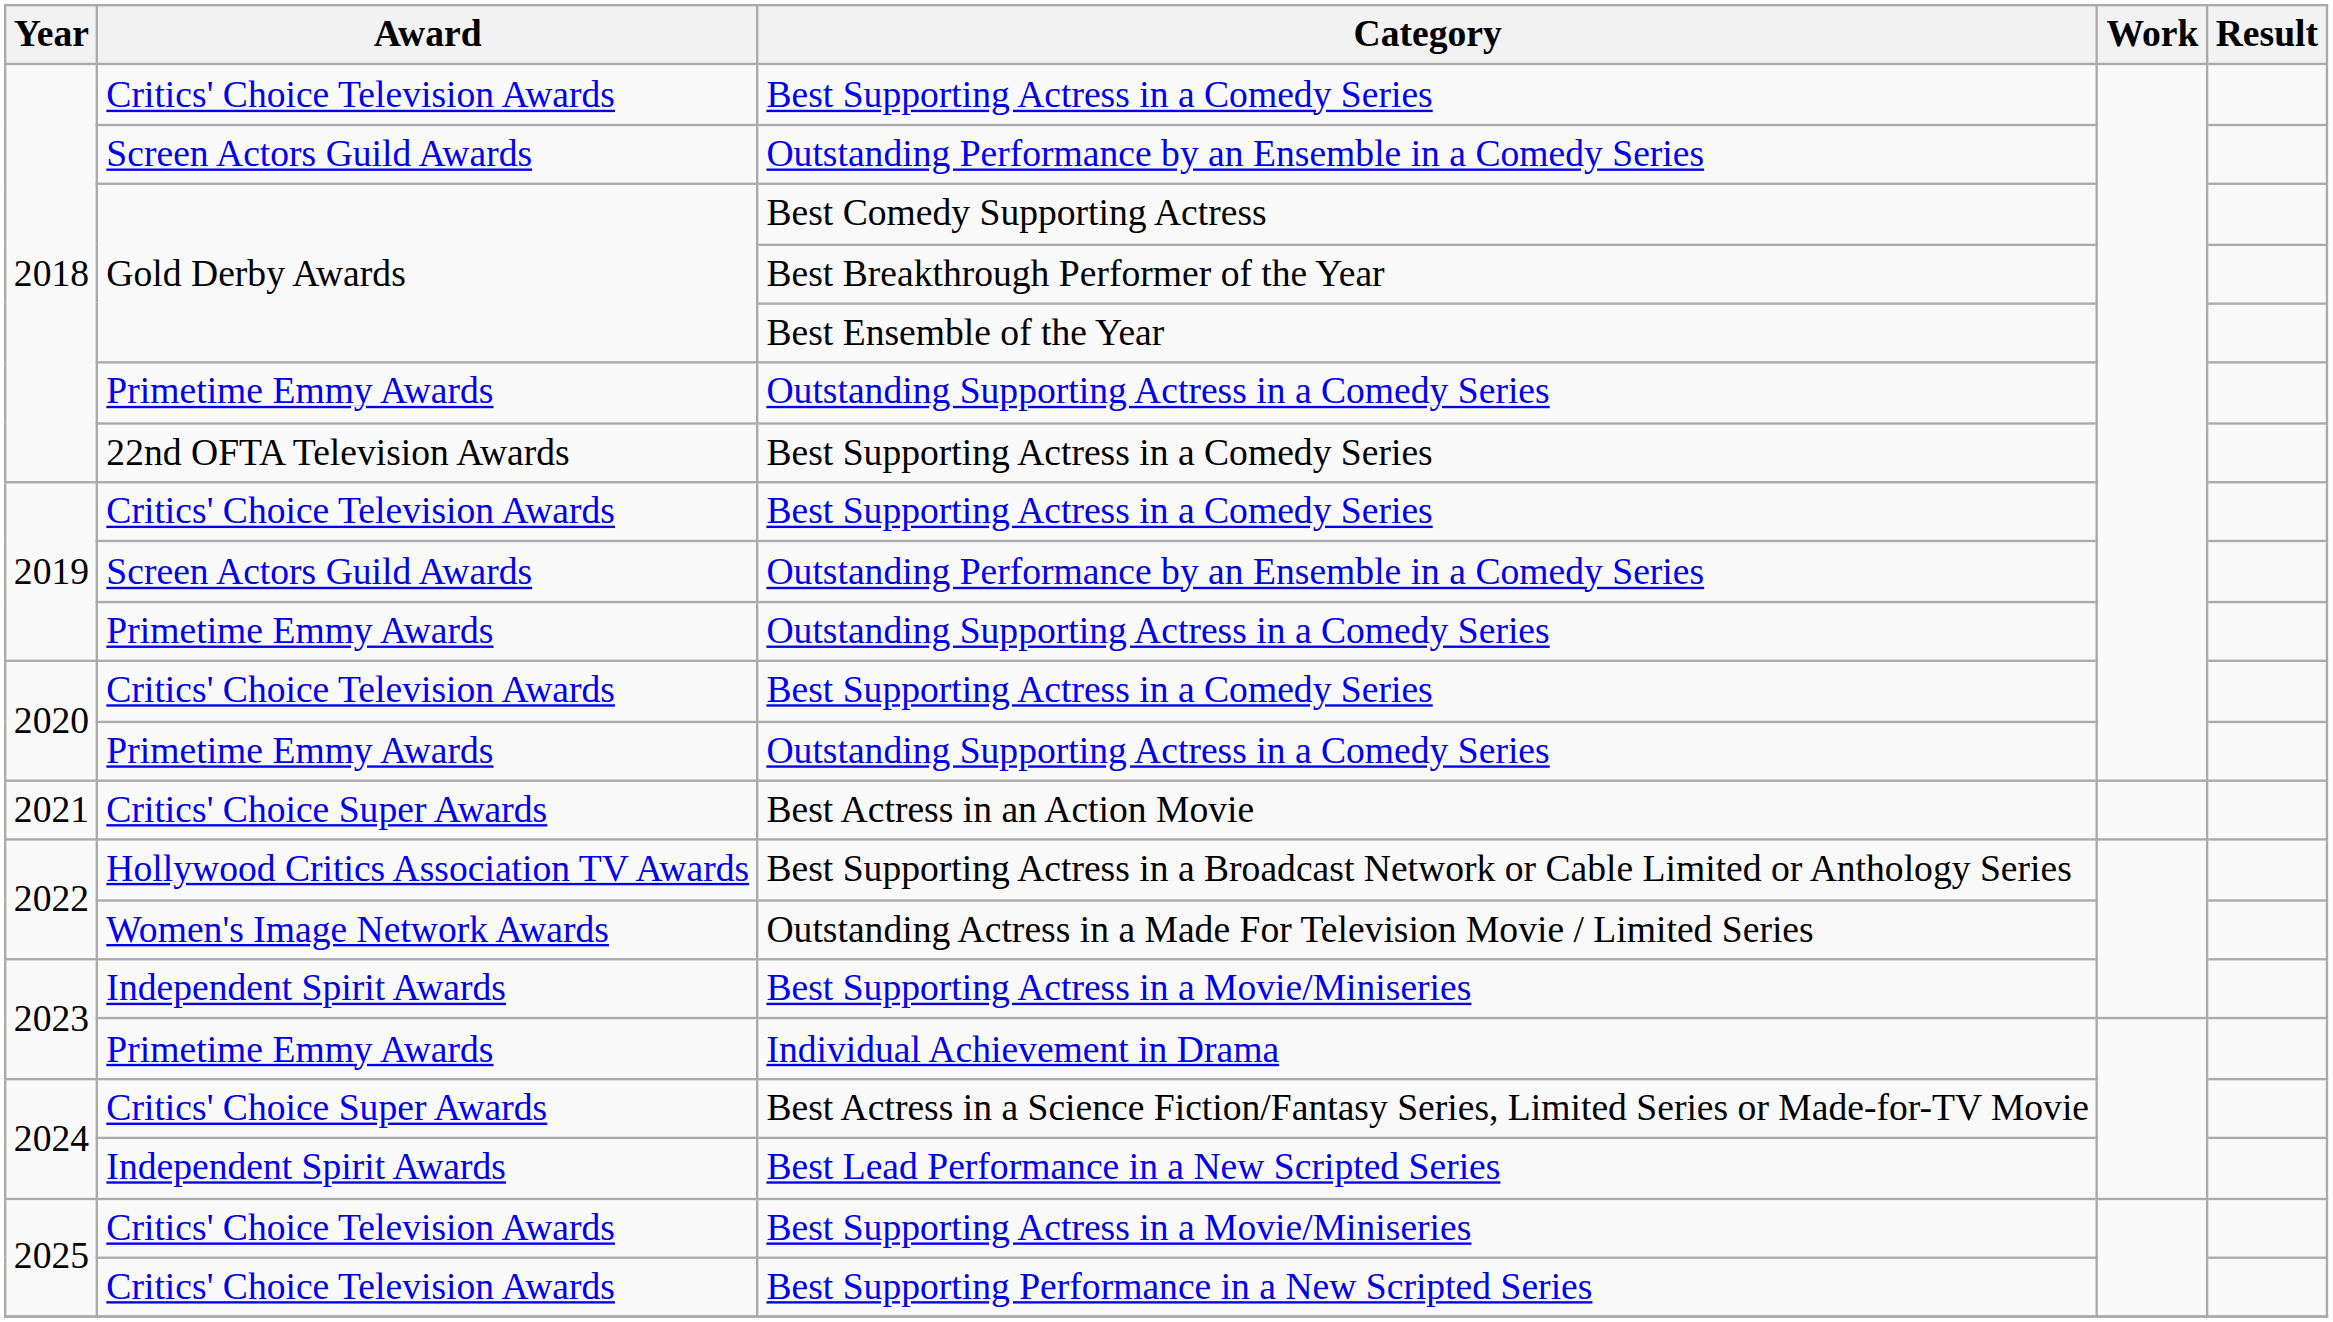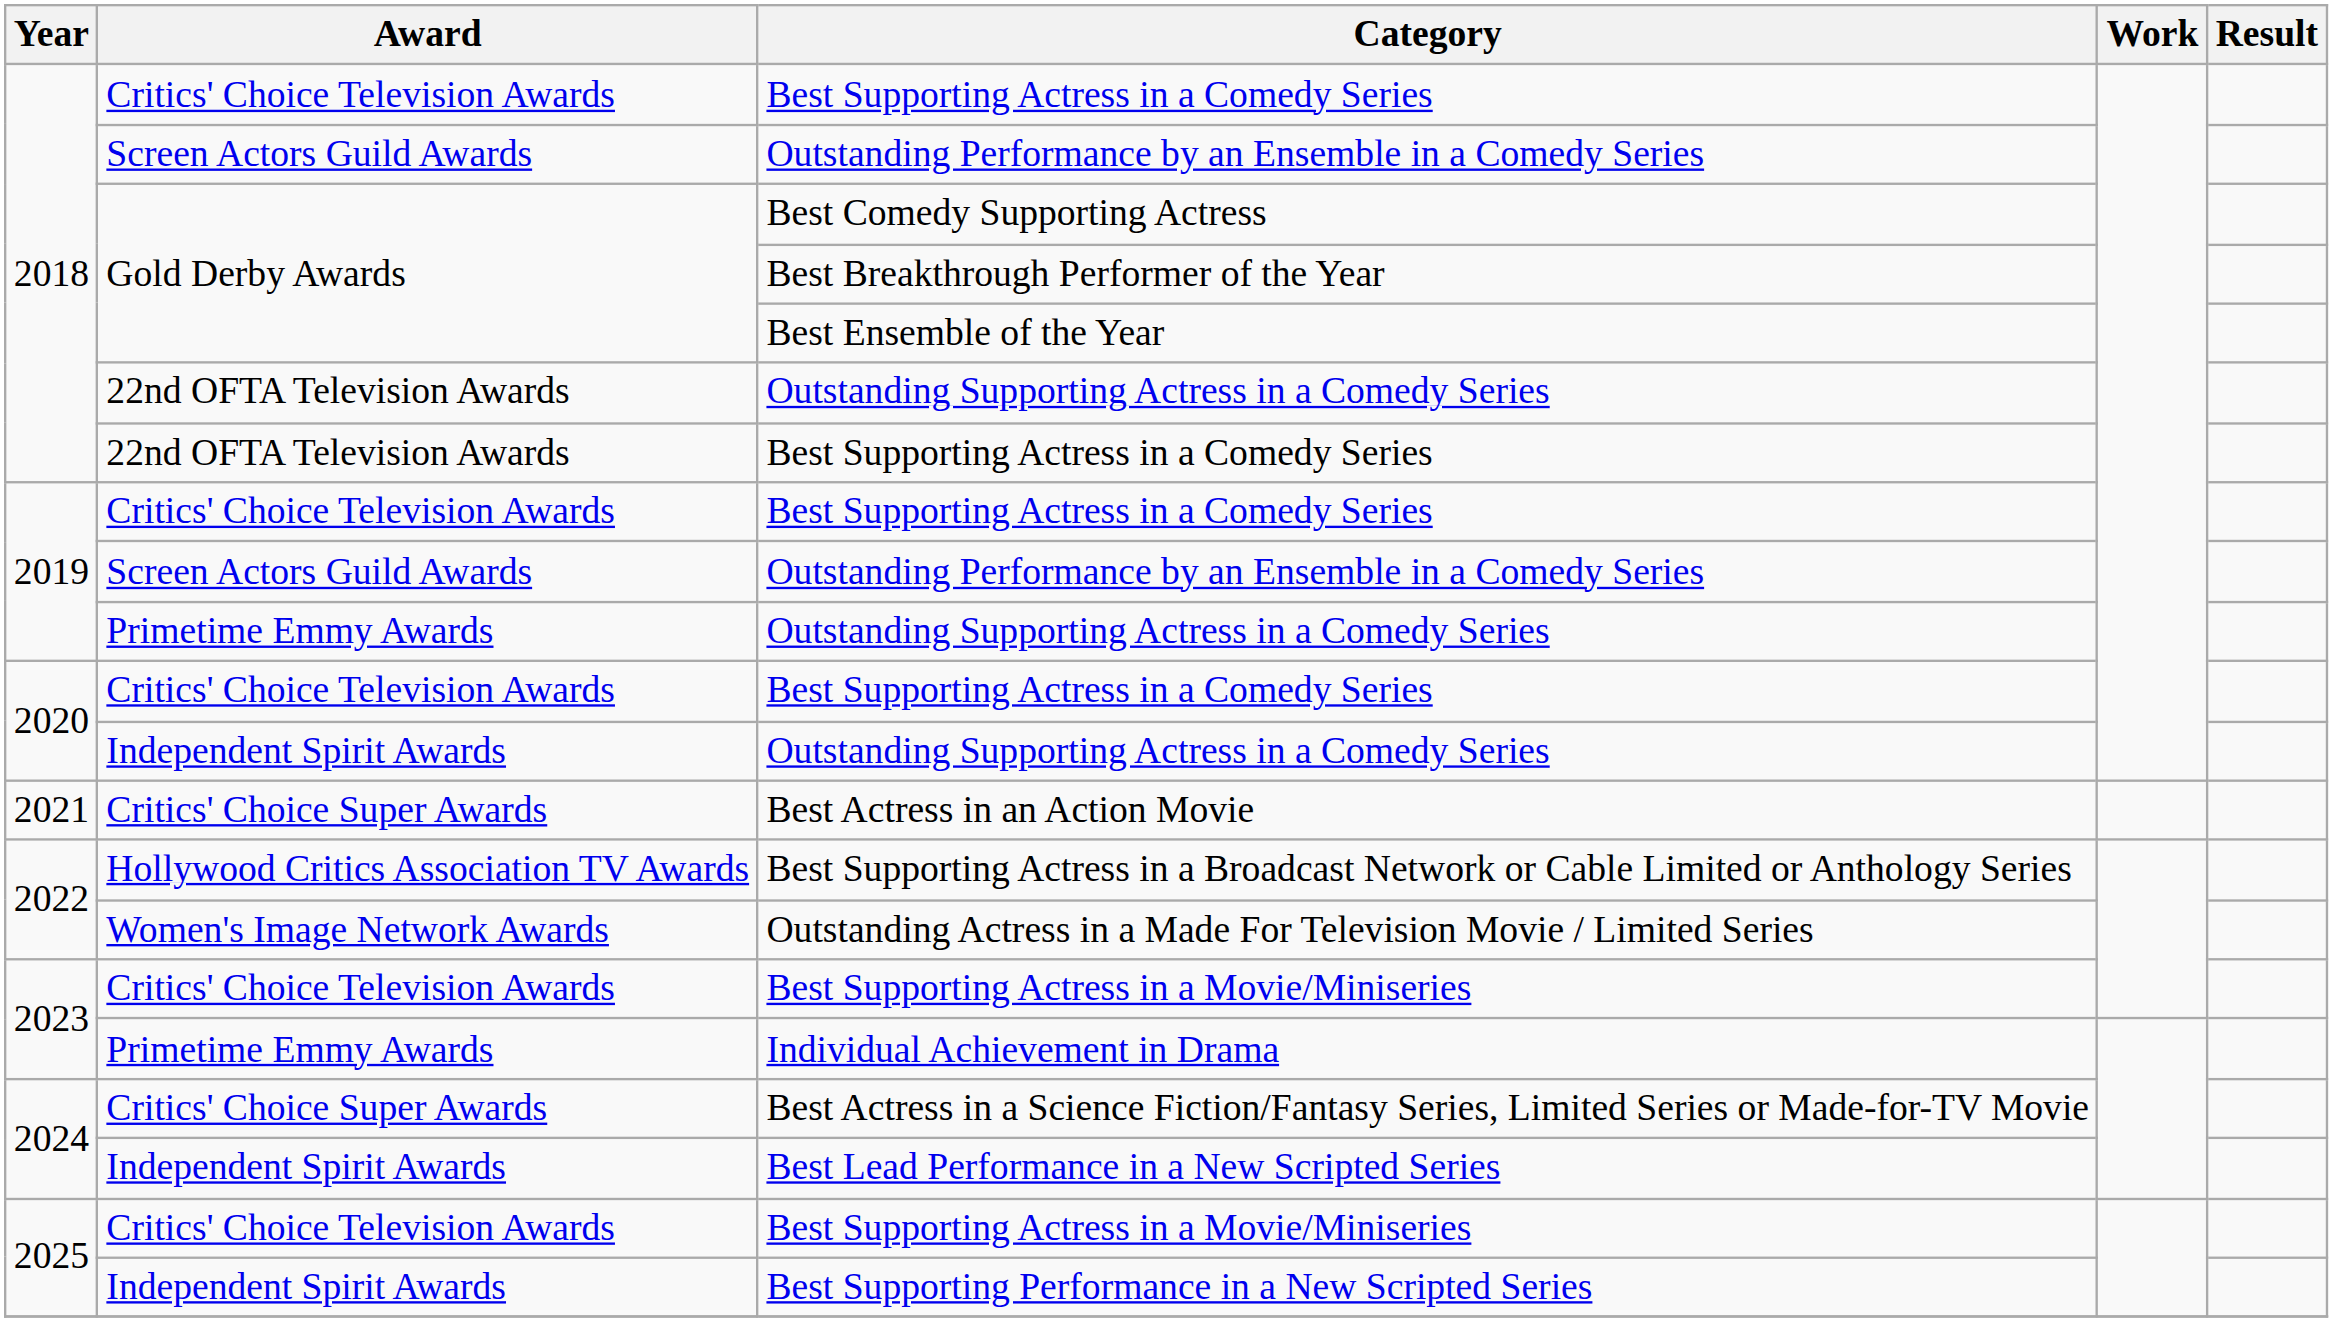(300, 392) Primetime Emmy Awards -> (338, 392) 22nd OFTA Television Awards
(300, 749) Primetime Emmy Awards -> (306, 749) Independent Spirit Awards
(306, 988) Independent Spirit Awards -> (361, 988) Critics' Choice Television Awards
(361, 1286) Critics' Choice Television Awards -> (306, 1286) Independent Spirit Awards
